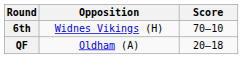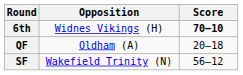(208, 29) normal -> (208, 29) bold
+ row: (22, 61)
